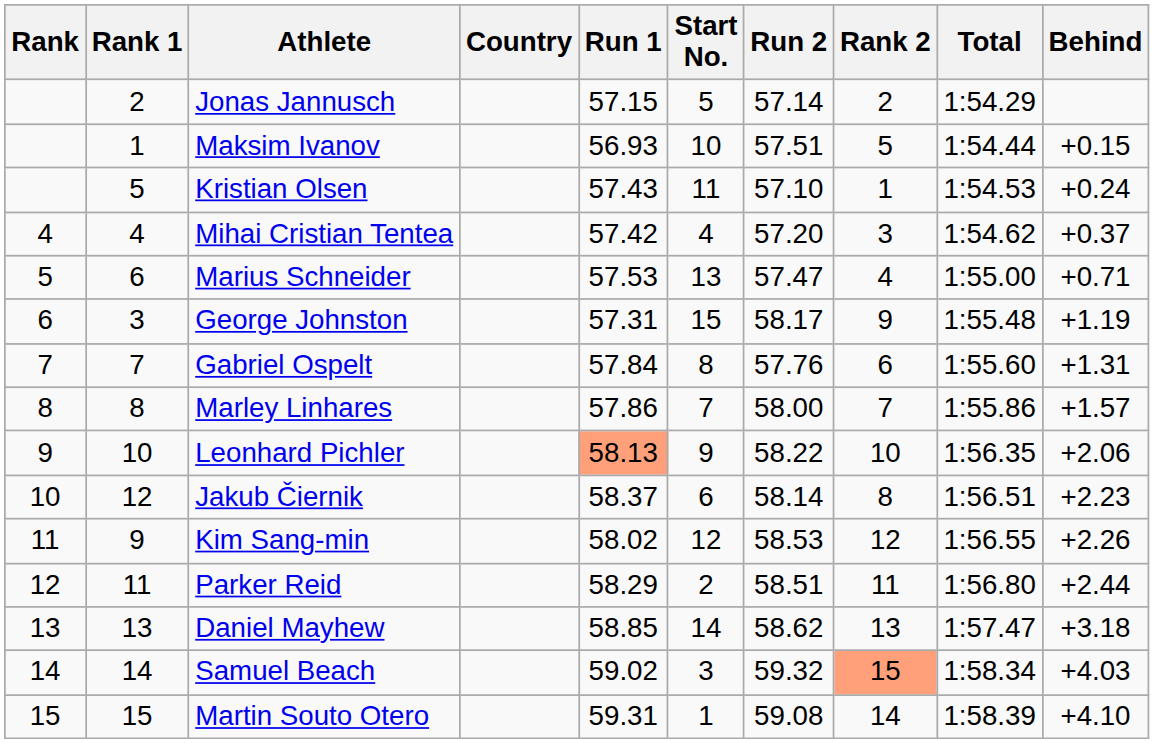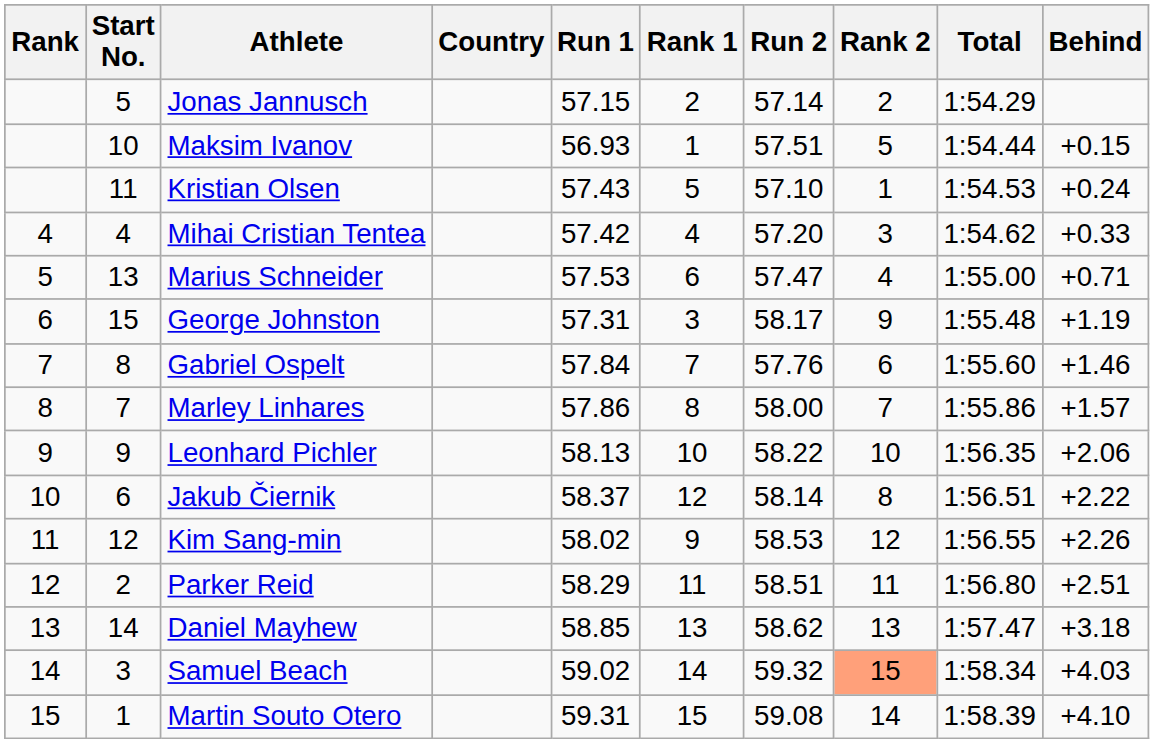columns swapped: (706, 42) <-> (137, 42)
(1095, 233) +0.37 -> (1095, 233) +0.33
(1095, 364) +1.31 -> (1095, 364) +1.46
(623, 452) lightsalmon background -> (596, 452) no background
(1095, 496) +2.23 -> (1095, 496) +2.22
(1095, 584) +2.44 -> (1095, 584) +2.51
